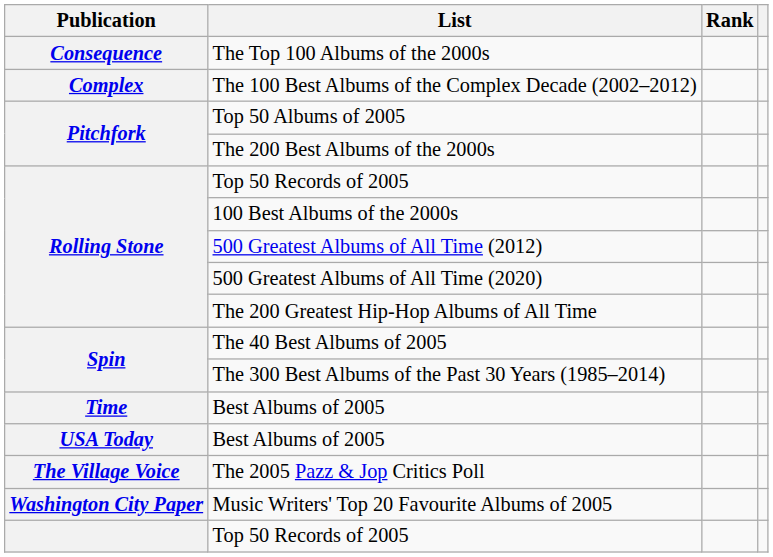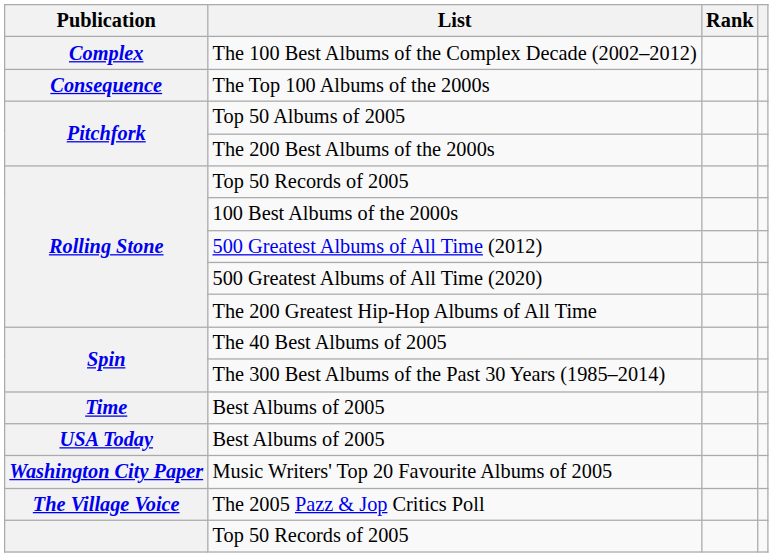rows swapped: (106, 85) <-> (106, 52)
rows swapped: (106, 471) <-> (106, 504)
